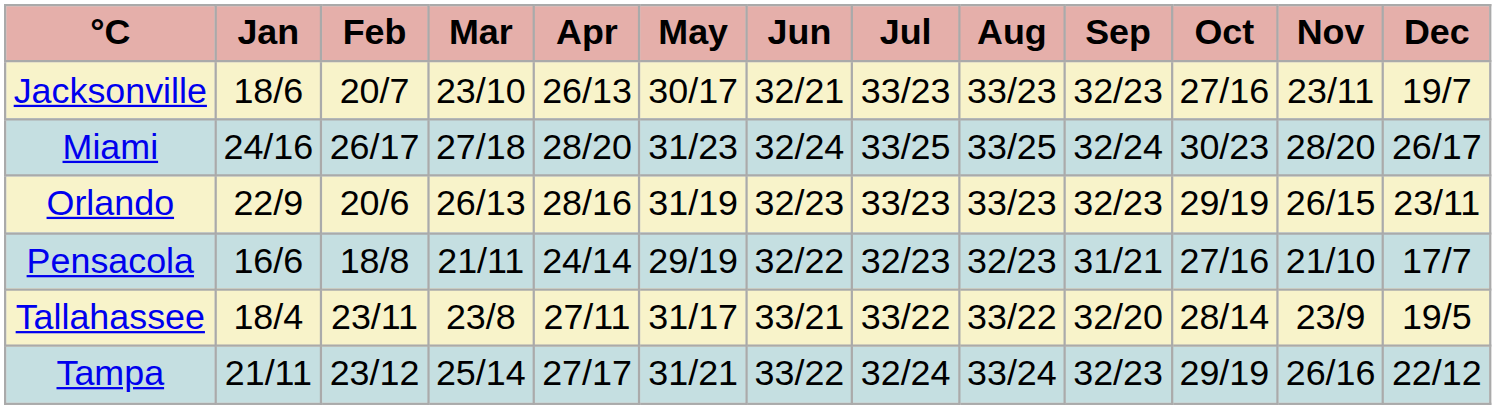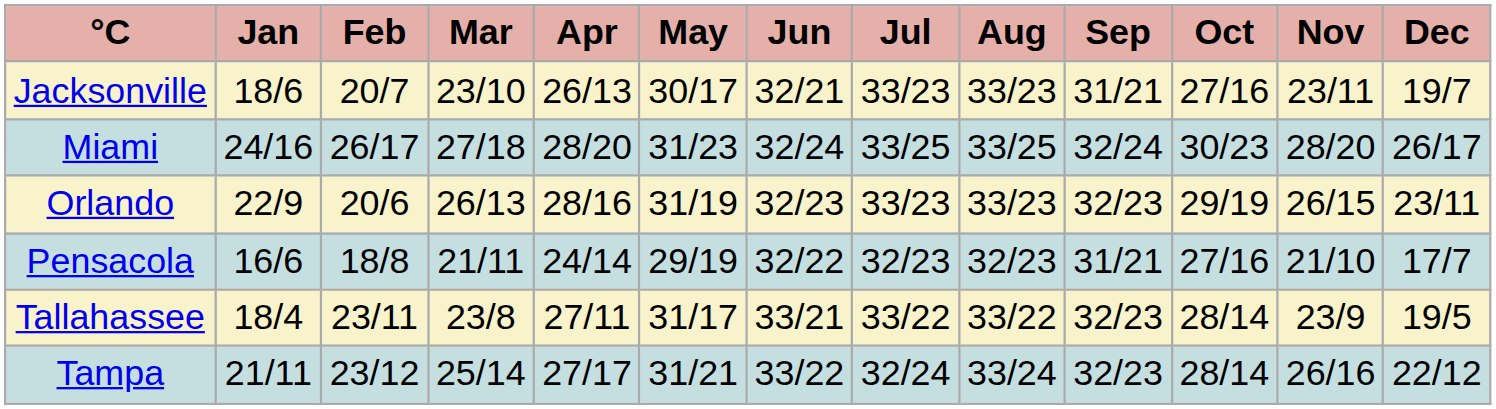(1118, 89) 32/23 -> (1118, 89) 31/21
(1118, 317) 32/20 -> (1118, 317) 32/23
(1224, 373) 29/19 -> (1224, 373) 28/14
